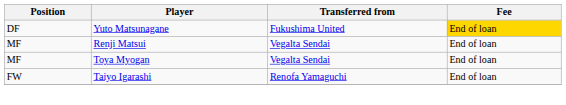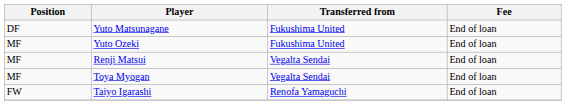(473, 28) gold background -> (473, 28) no background
+ row: (116, 44)
